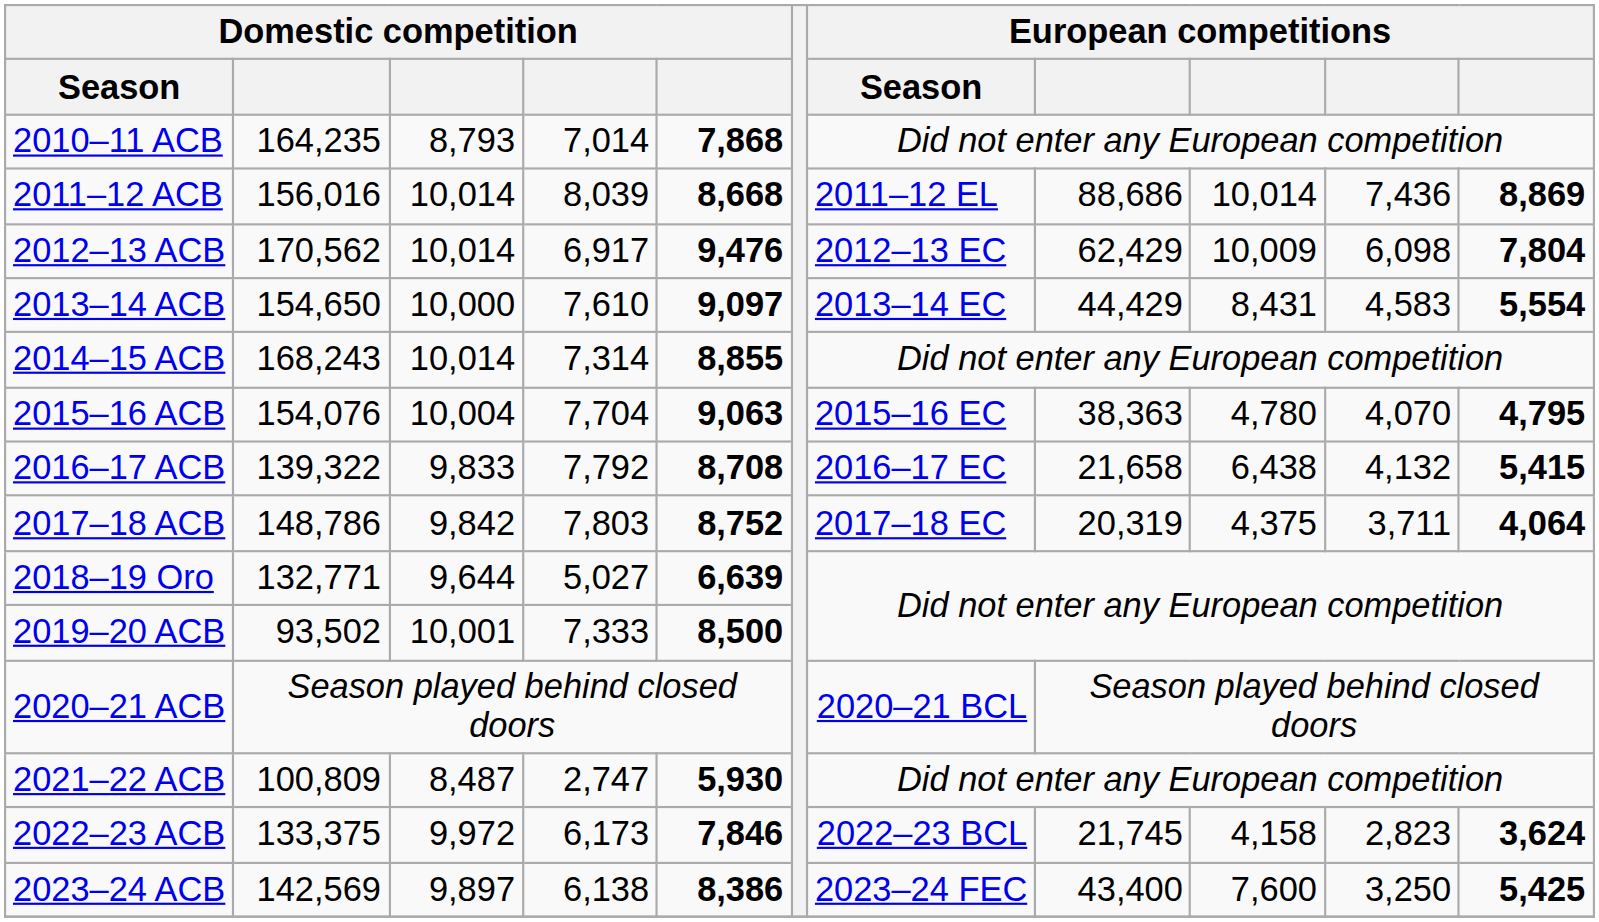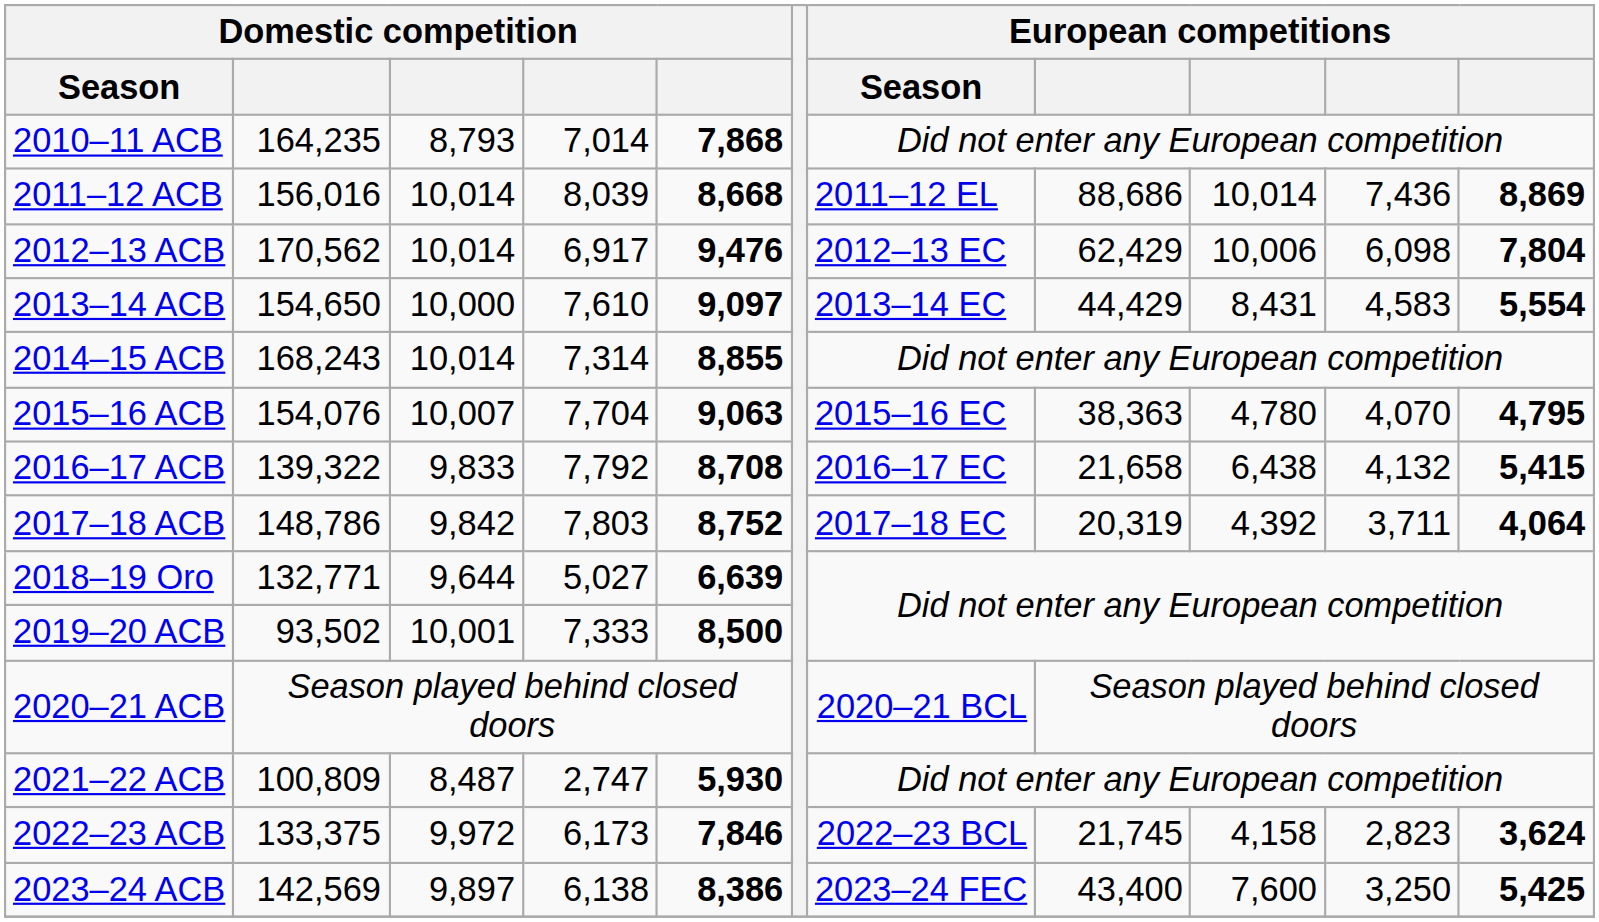(1264, 250) 10,009 -> (1264, 250) 10,006
(462, 413) 10,004 -> (462, 413) 10,007
(1274, 522) 4,375 -> (1274, 522) 4,392
